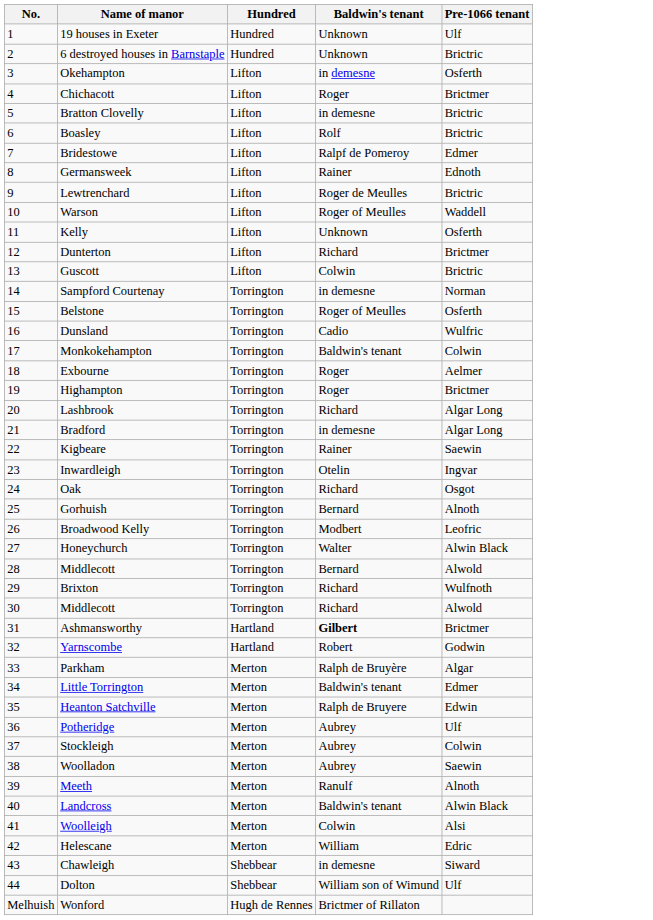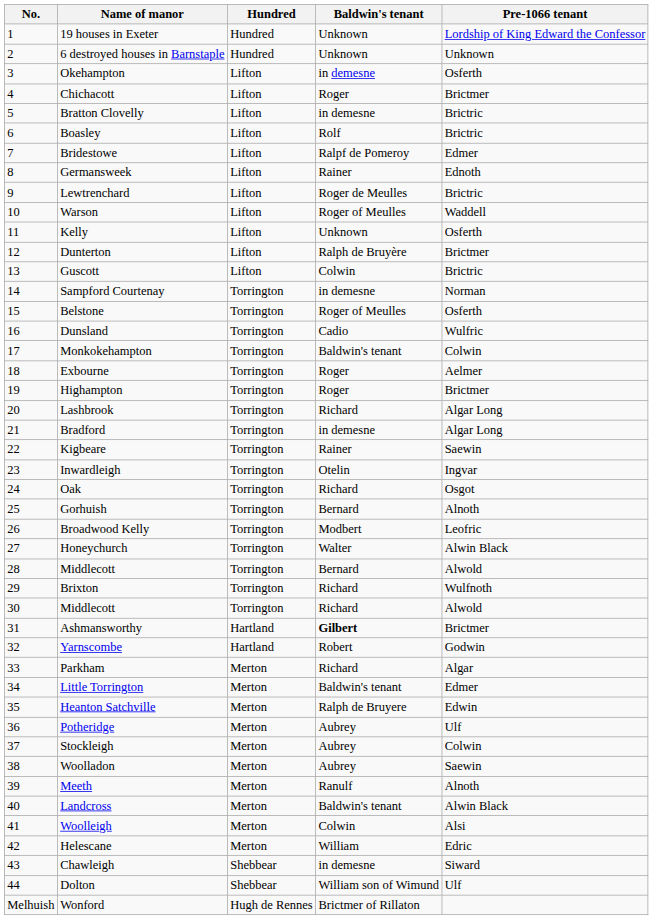(453, 34) Ulf -> (545, 34) Lordship of King Edward the Confessor
(464, 53) Brictric -> (469, 53) Unknown
(338, 251) Richard -> (362, 251) Ralph de Bruyère
(362, 667) Ralph de Bruyère -> (338, 667) Richard
